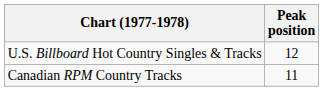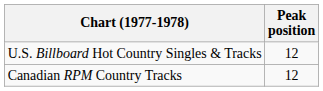(292, 75) 11 -> (292, 75) 12
